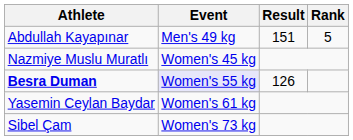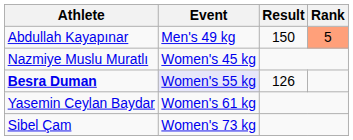(283, 37) 151 -> (283, 37) 150
(328, 37) no background -> (328, 37) lightsalmon background
